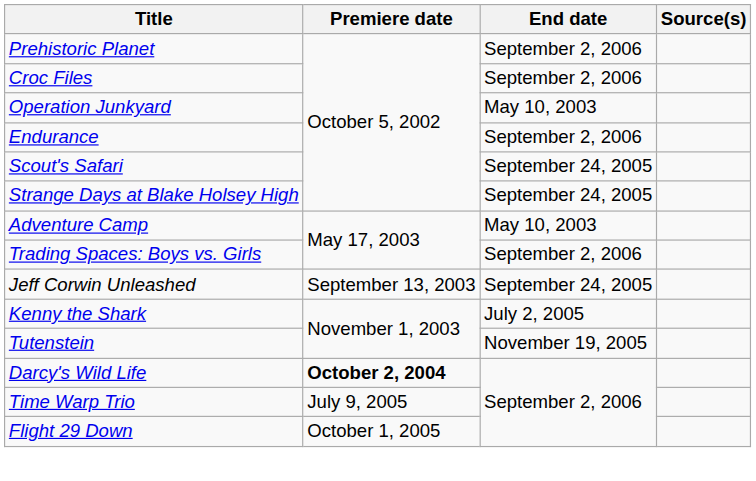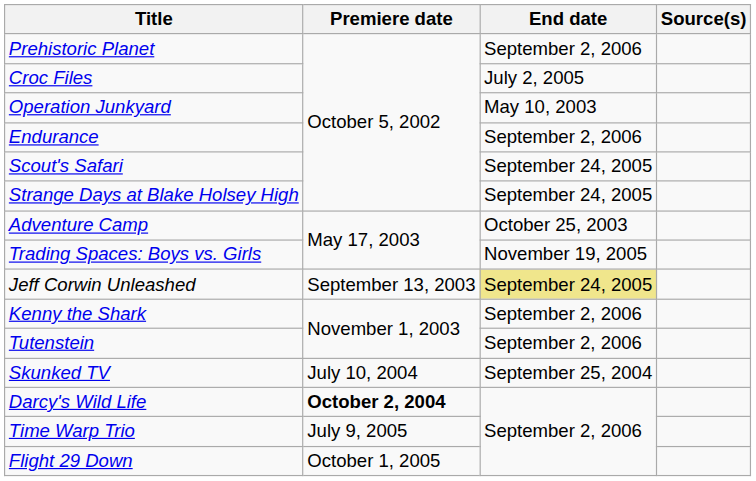(563, 78) September 2, 2006 -> (534, 78) July 2, 2005
(540, 225) May 10, 2003 -> (556, 225) October 25, 2003
(563, 254) September 2, 2006 -> (566, 254) November 19, 2005
(568, 284) no background -> (568, 284) khaki background
(534, 313) July 2, 2005 -> (563, 313) September 2, 2006
(566, 343) November 19, 2005 -> (563, 343) September 2, 2006
+ row: (59, 372)
